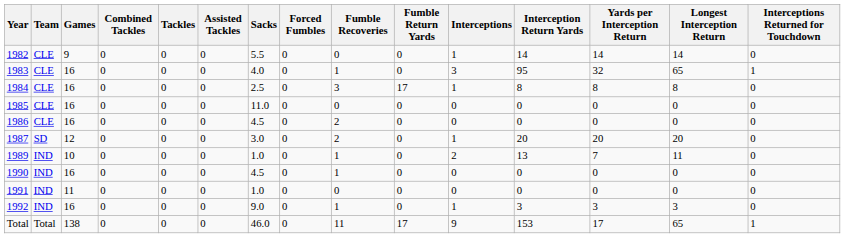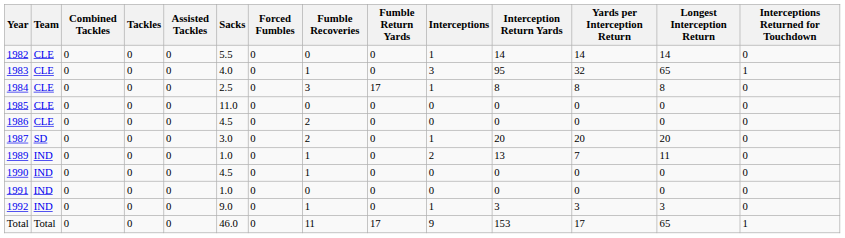- column: (80, 25)
